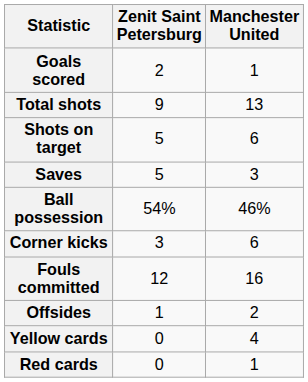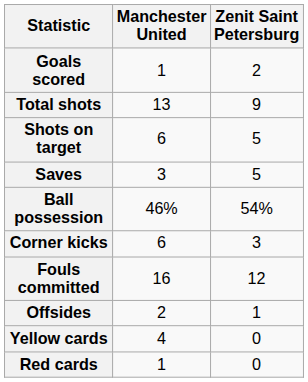columns swapped: (254, 26) <-> (159, 26)
